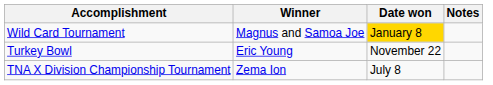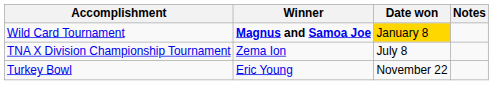(300, 32) normal -> (304, 32) bold
rows swapped: (119, 70) <-> (39, 51)
